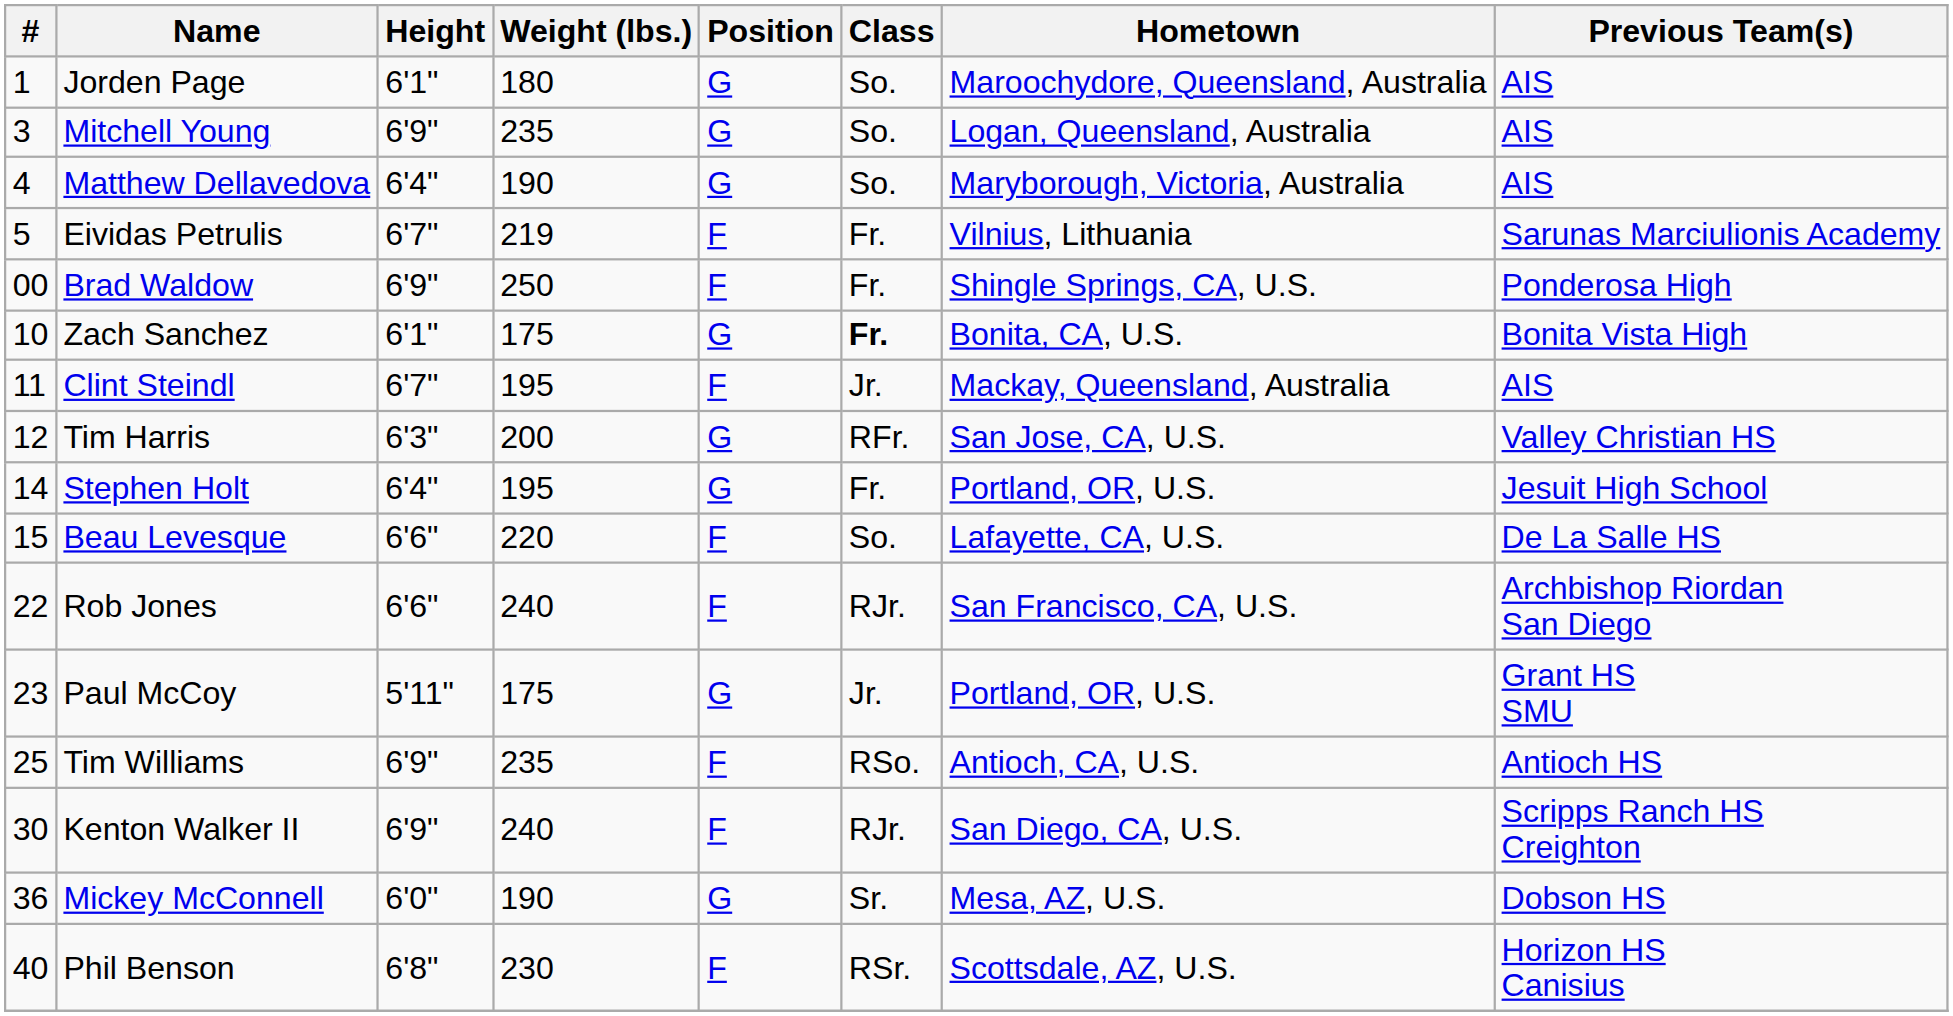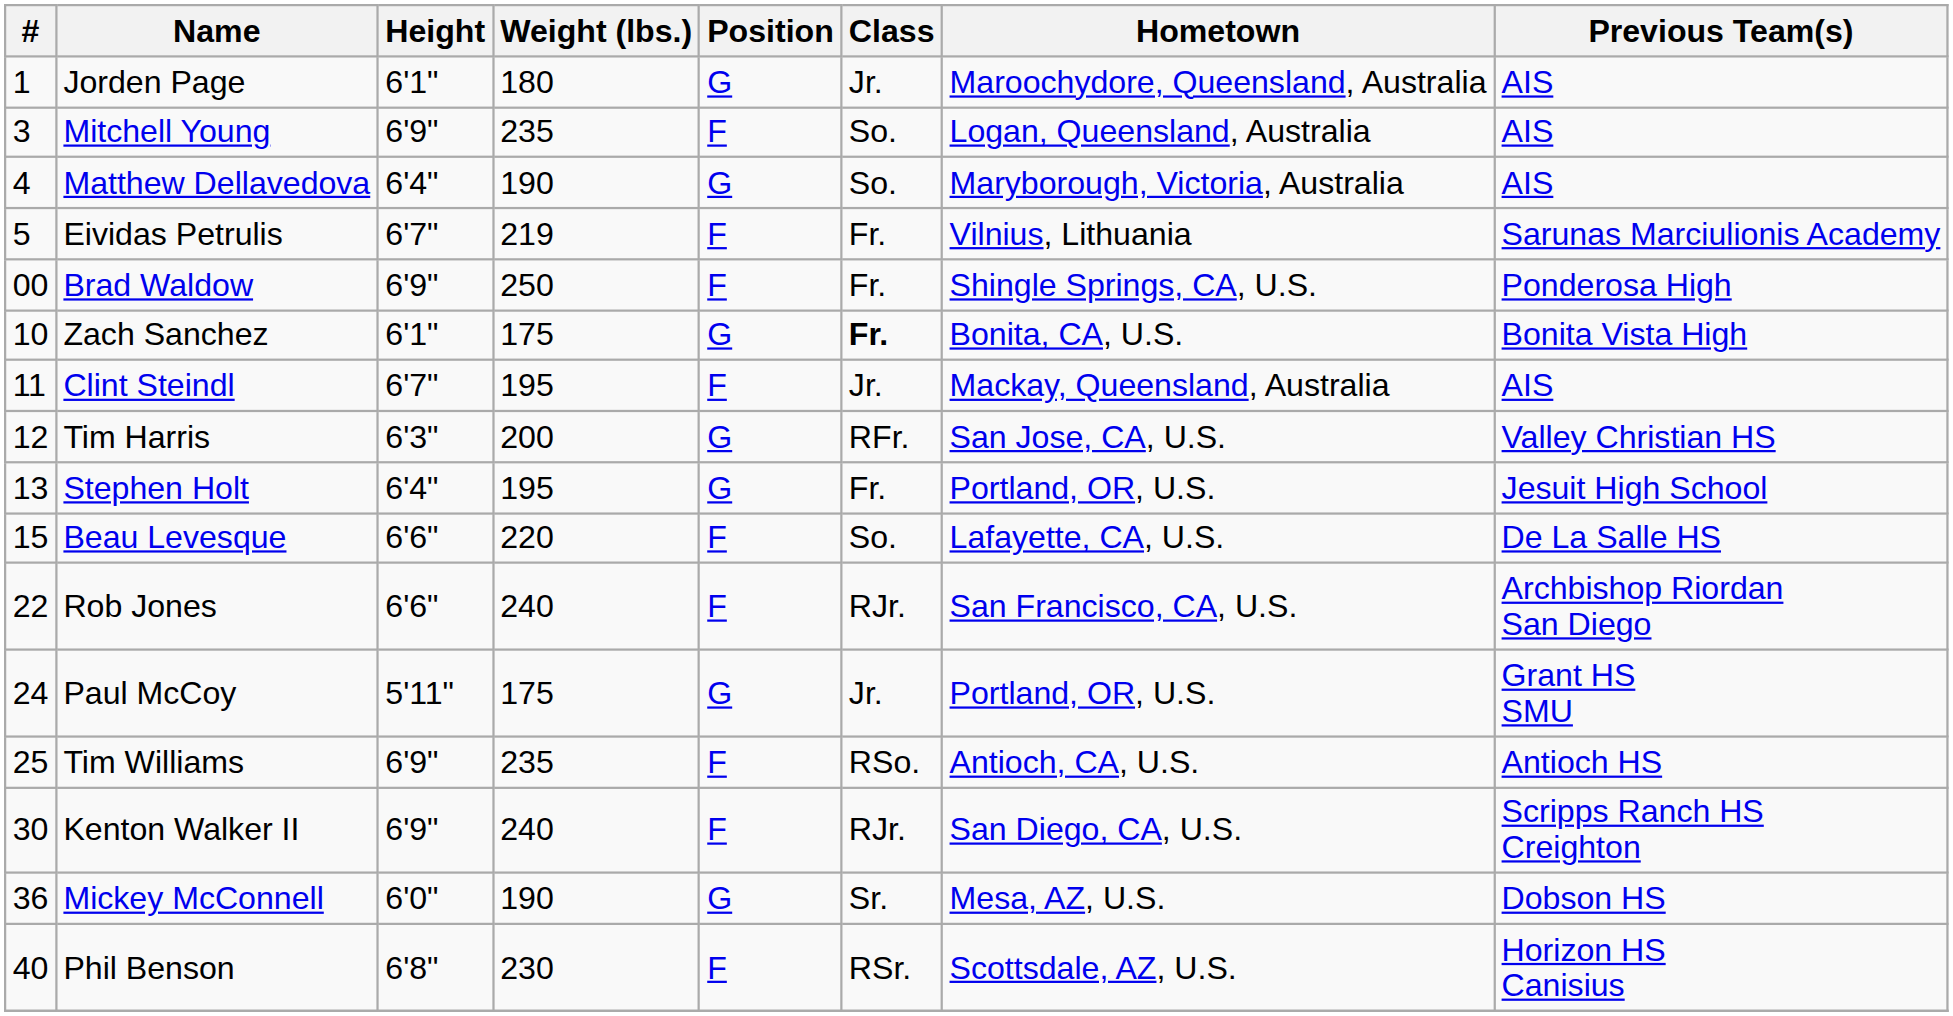(873, 82) So. -> (866, 82) Jr.
(720, 132) G -> (717, 132) F
(30, 487) 14 -> (30, 487) 13
(30, 693) 23 -> (30, 693) 24
